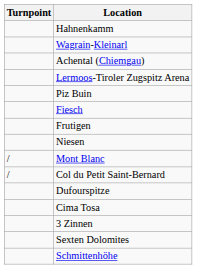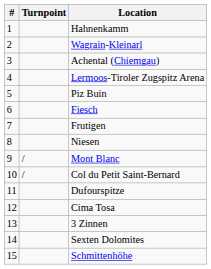+ column: (12, 12)
